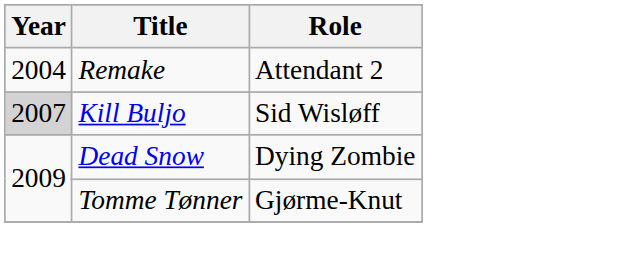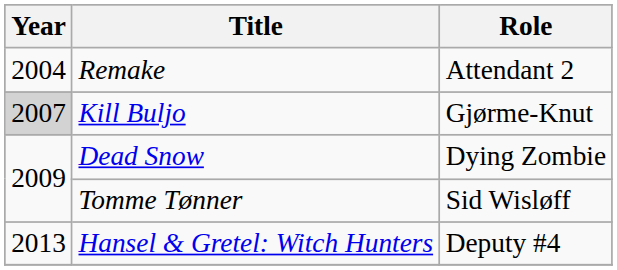(317, 112) Sid Wisløff -> (519, 112) Gjørme-Knut
(329, 199) Gjørme-Knut -> (508, 199) Sid Wisløff
+ row: (256, 243)
